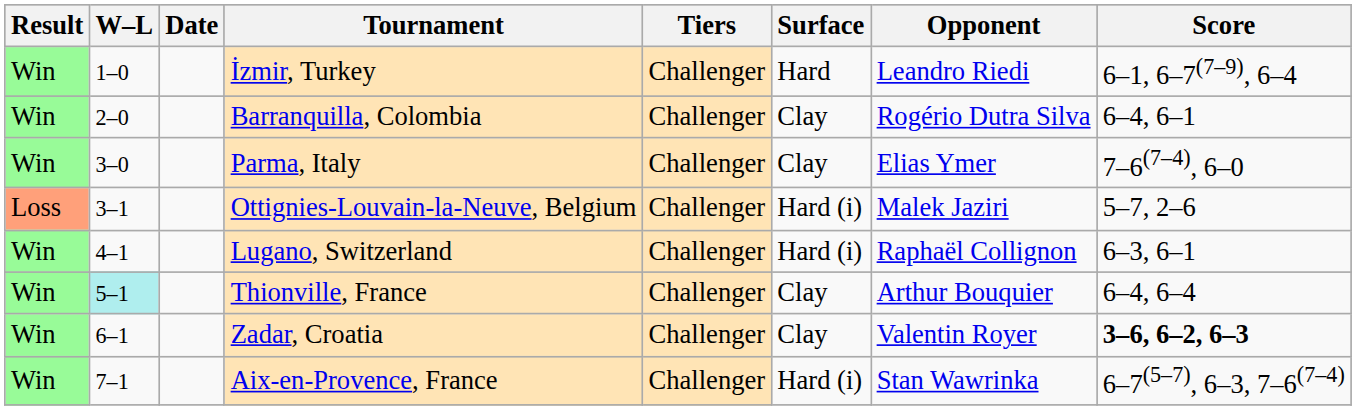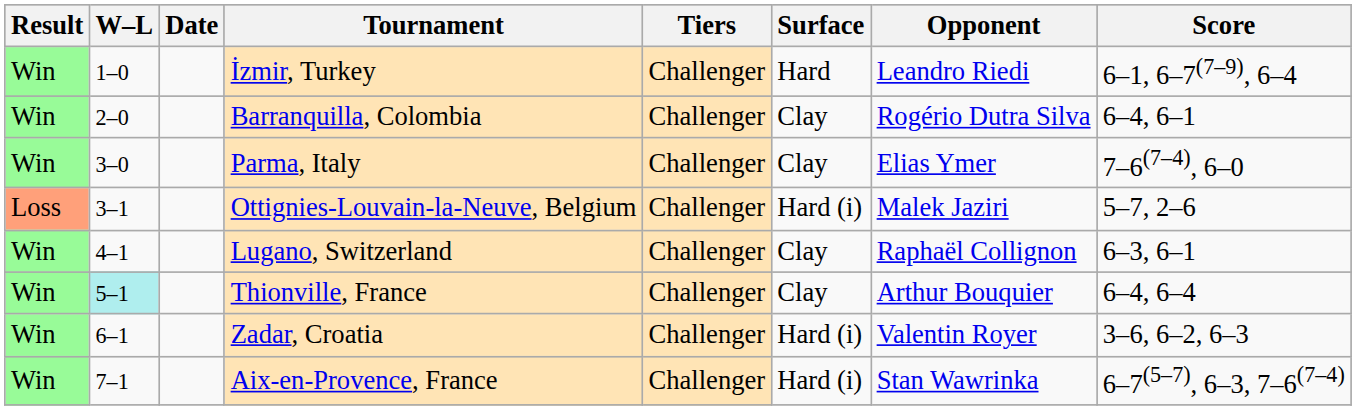(820, 250) Hard (i) -> (802, 250) Clay
(802, 334) Clay -> (820, 334) Hard (i)
(1176, 334) bold -> (1176, 334) normal
